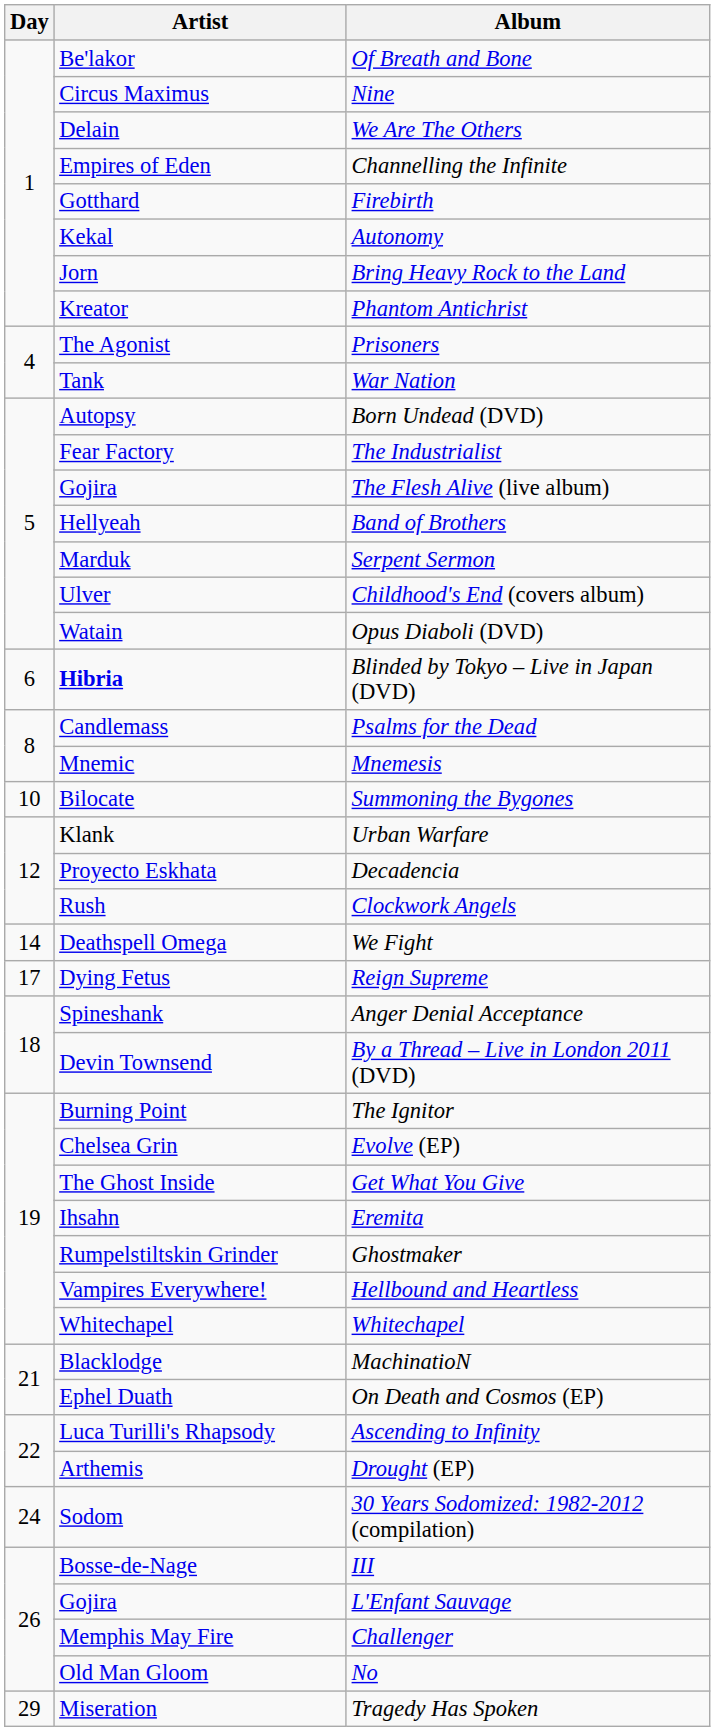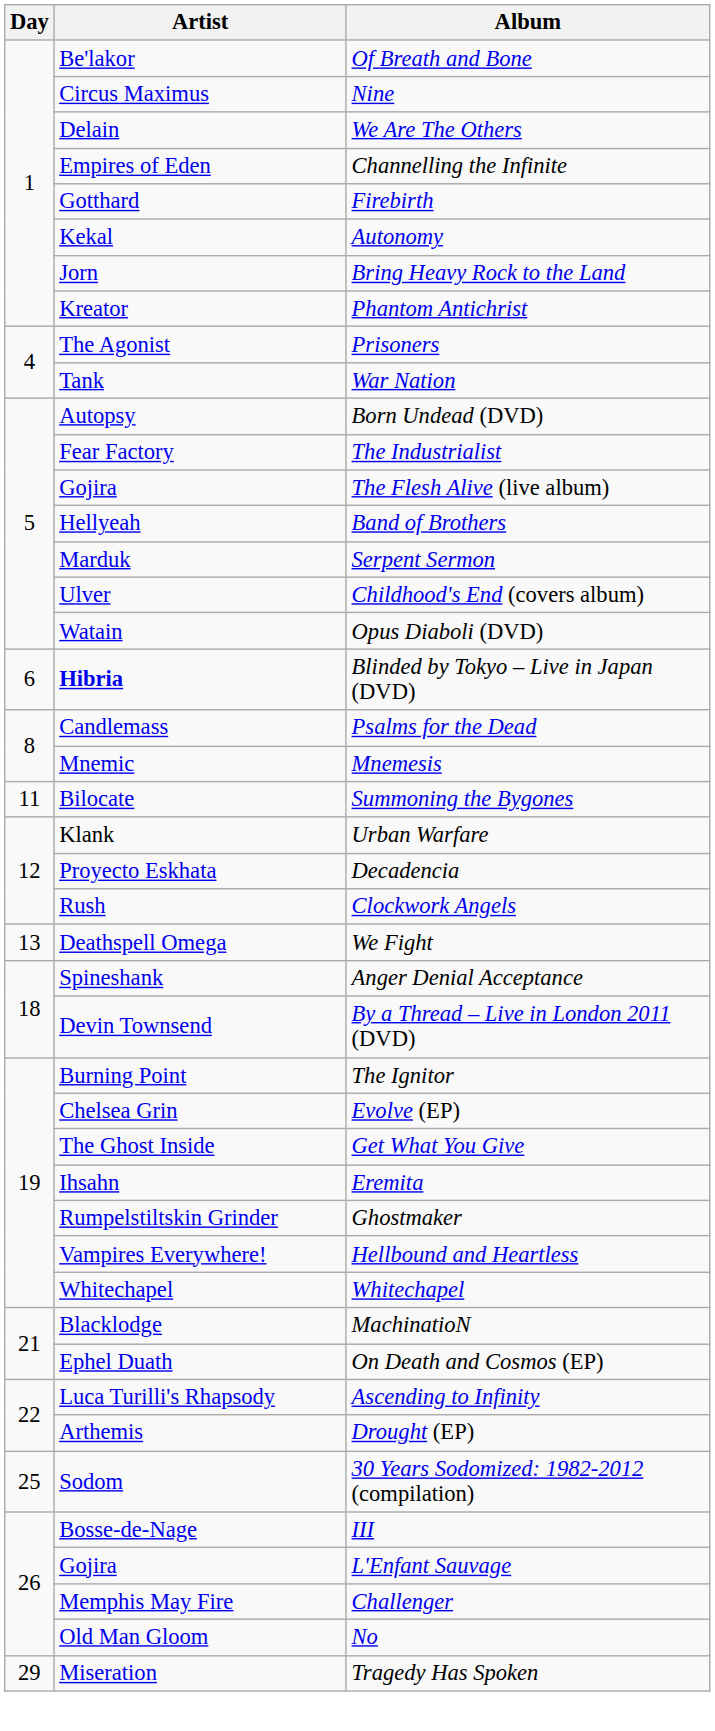(29, 799) 10 -> (29, 799) 11
(29, 942) 14 -> (29, 942) 13
- row: (420, 978)
(29, 1516) 24 -> (29, 1481) 25
